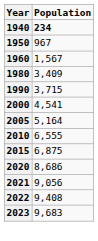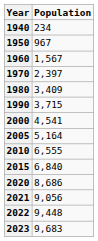(43, 28) bold -> (43, 28) normal
+ row: (18, 74)
(48, 151) 6,875 -> (48, 167) 6,840
(48, 198) 9,408 -> (48, 213) 9,448
